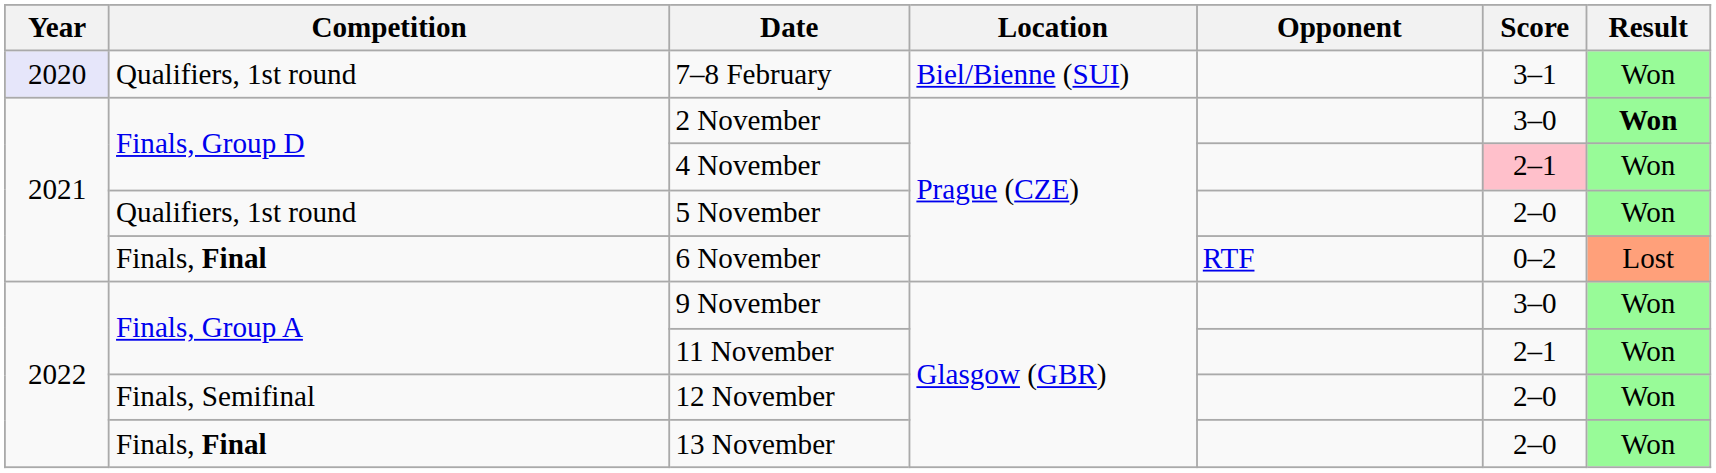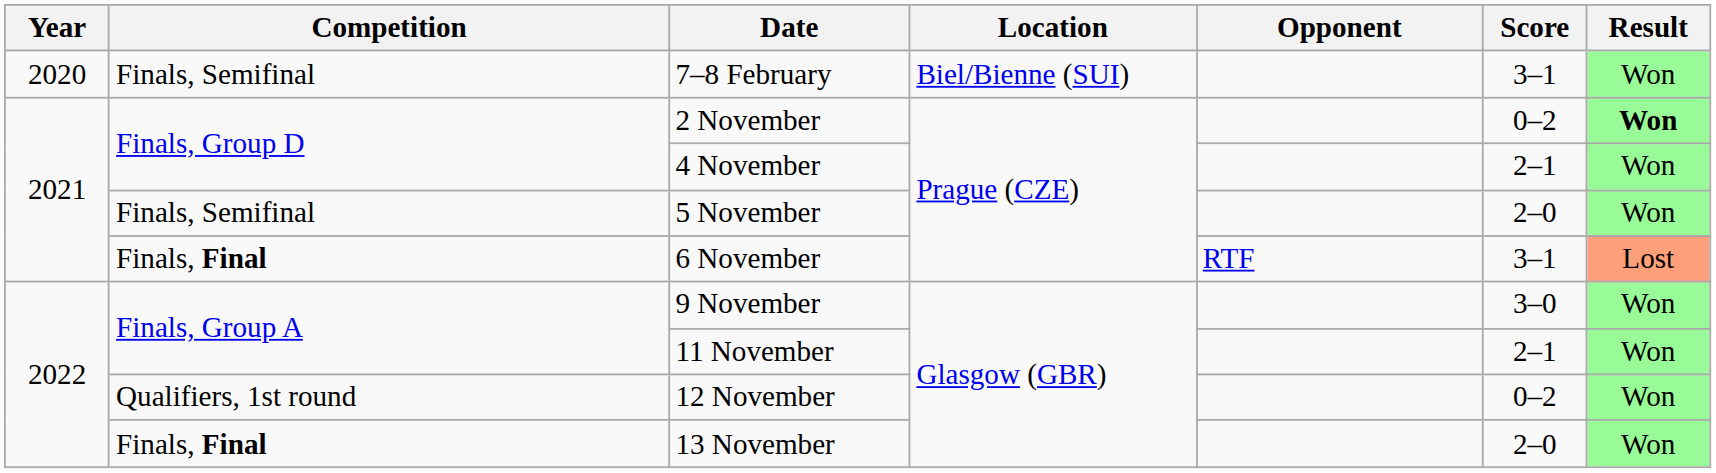(57, 73) lavender background -> (57, 73) no background
(236, 73) Qualifiers, 1st round -> (216, 73) Finals, Semifinal
(1535, 119) 3–0 -> (1535, 119) 0–2
(1535, 166) pink background -> (1535, 166) no background
(236, 212) Qualifiers, 1st round -> (216, 212) Finals, Semifinal
(1535, 258) 0–2 -> (1535, 258) 3–1
(216, 397) Finals, Semifinal -> (236, 397) Qualifiers, 1st round
(1535, 397) 2–0 -> (1535, 397) 0–2
